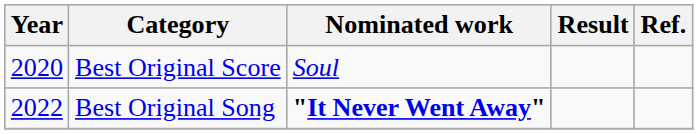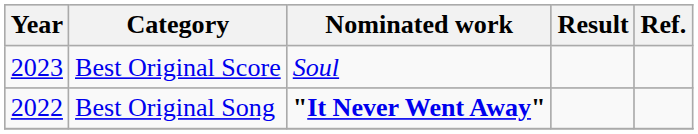(37, 66) 2020 -> (37, 66) 2023
